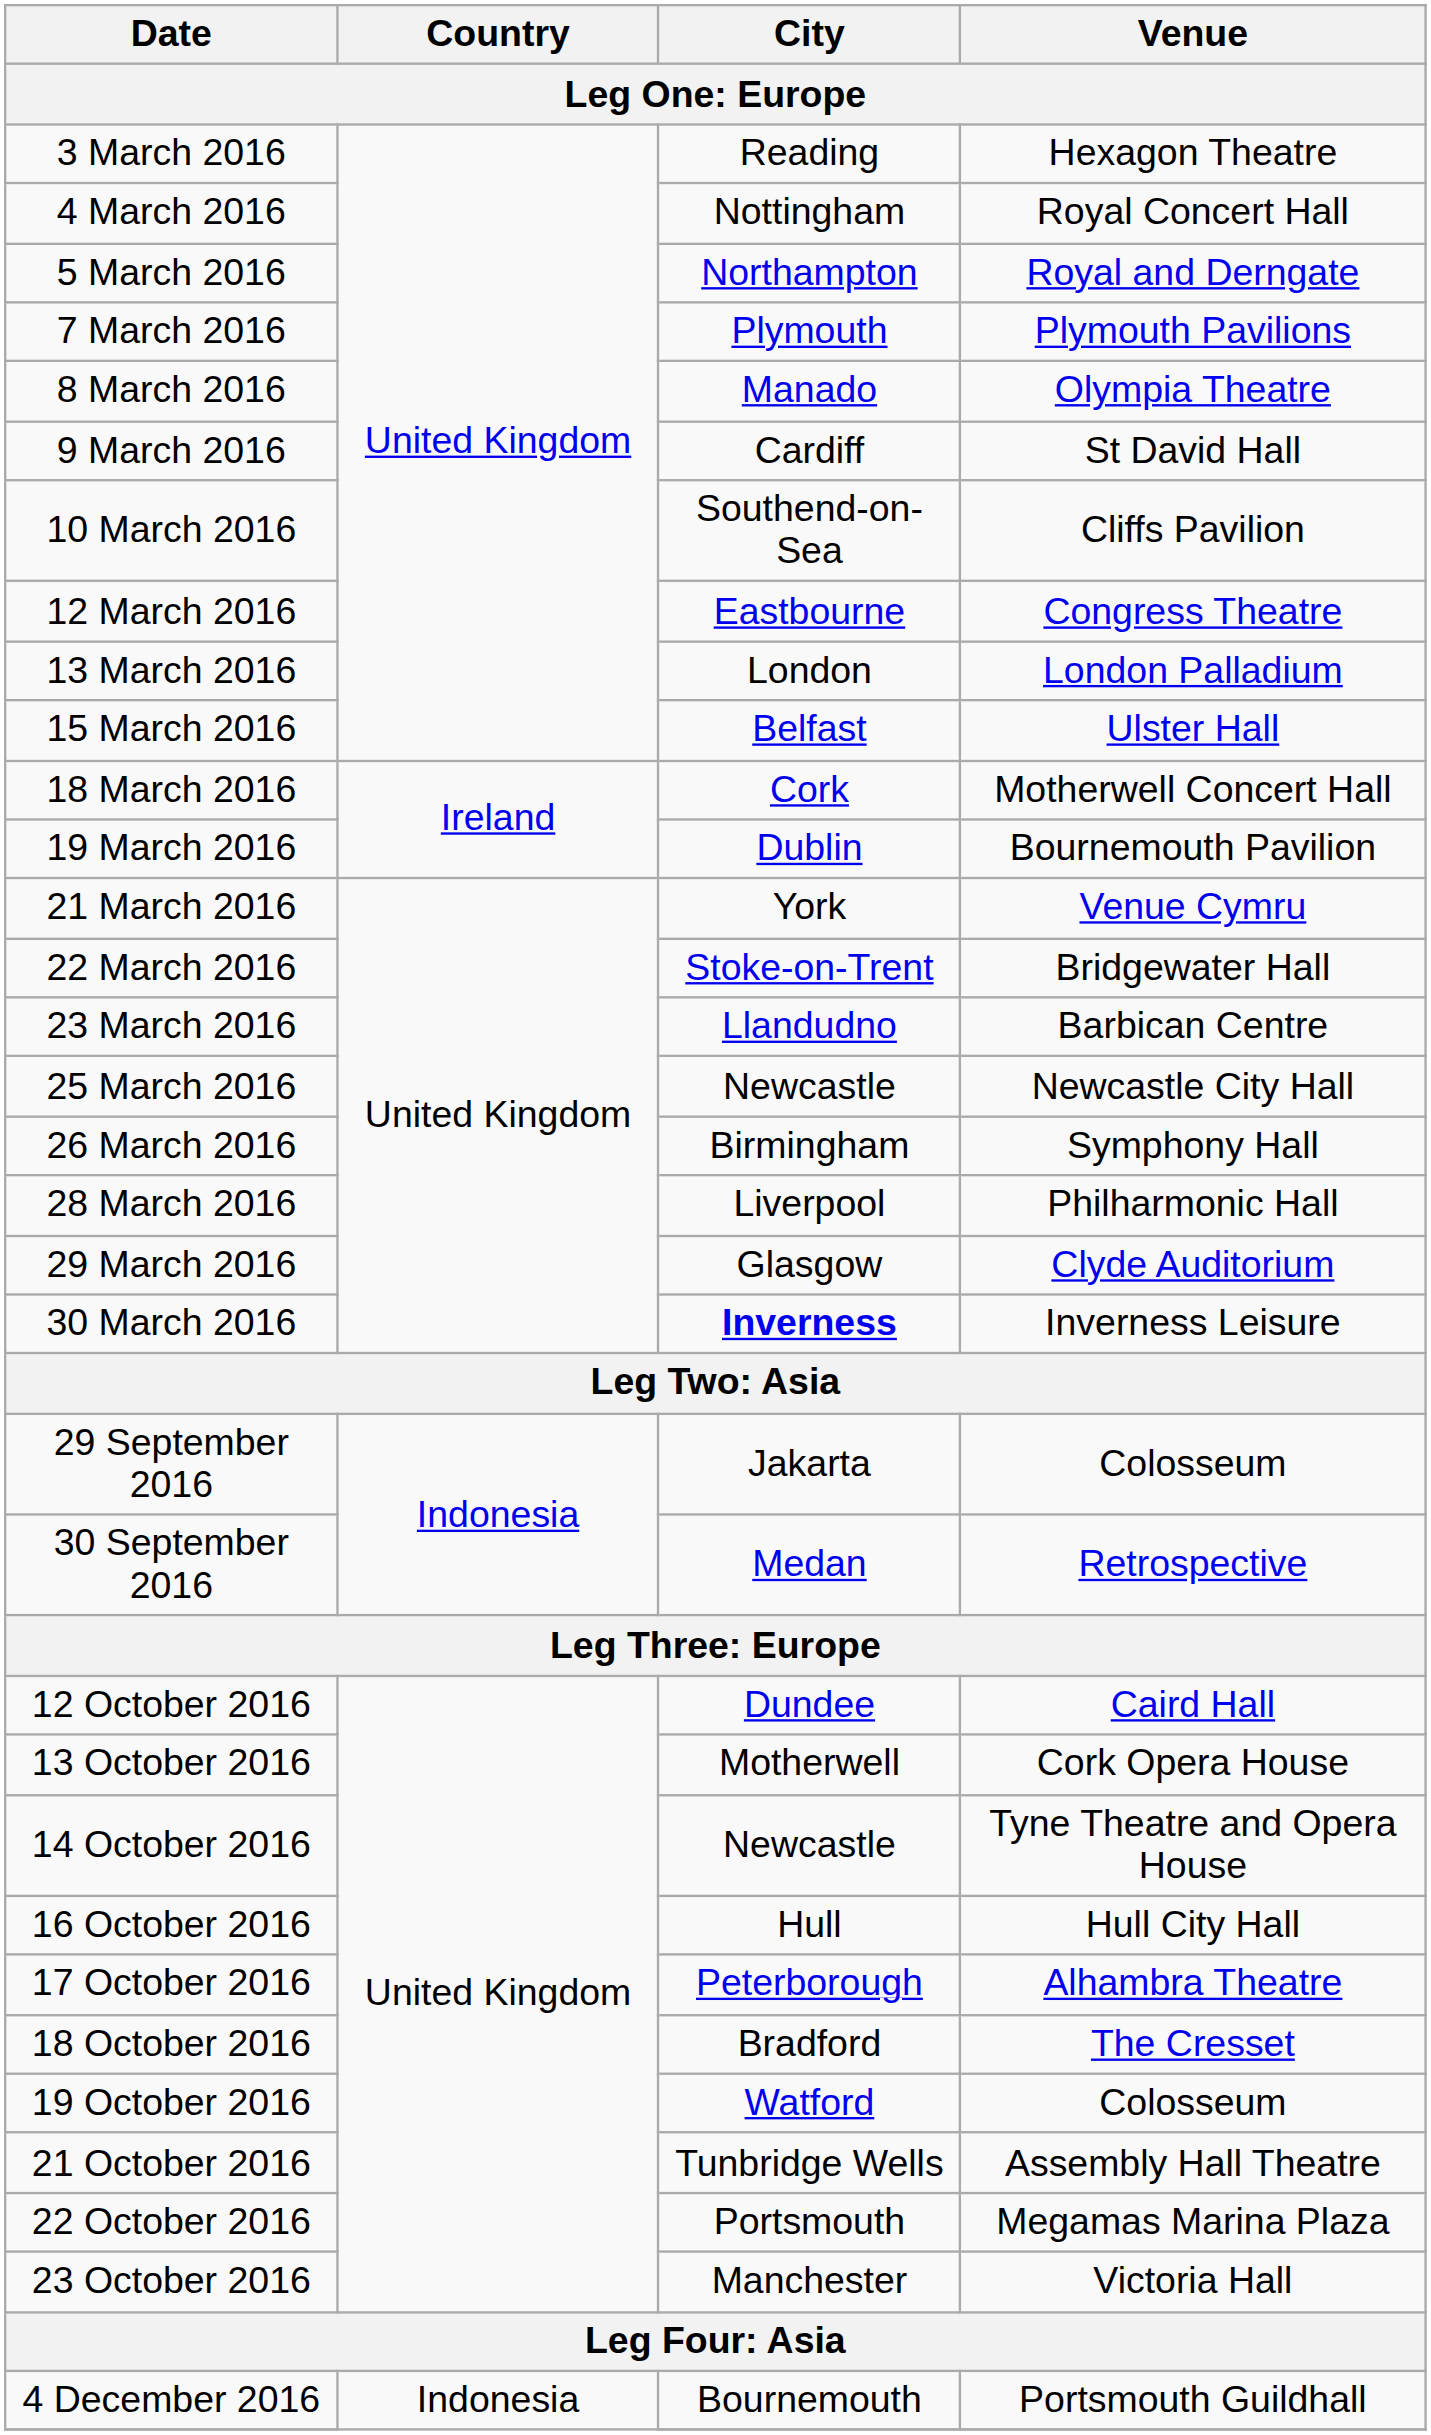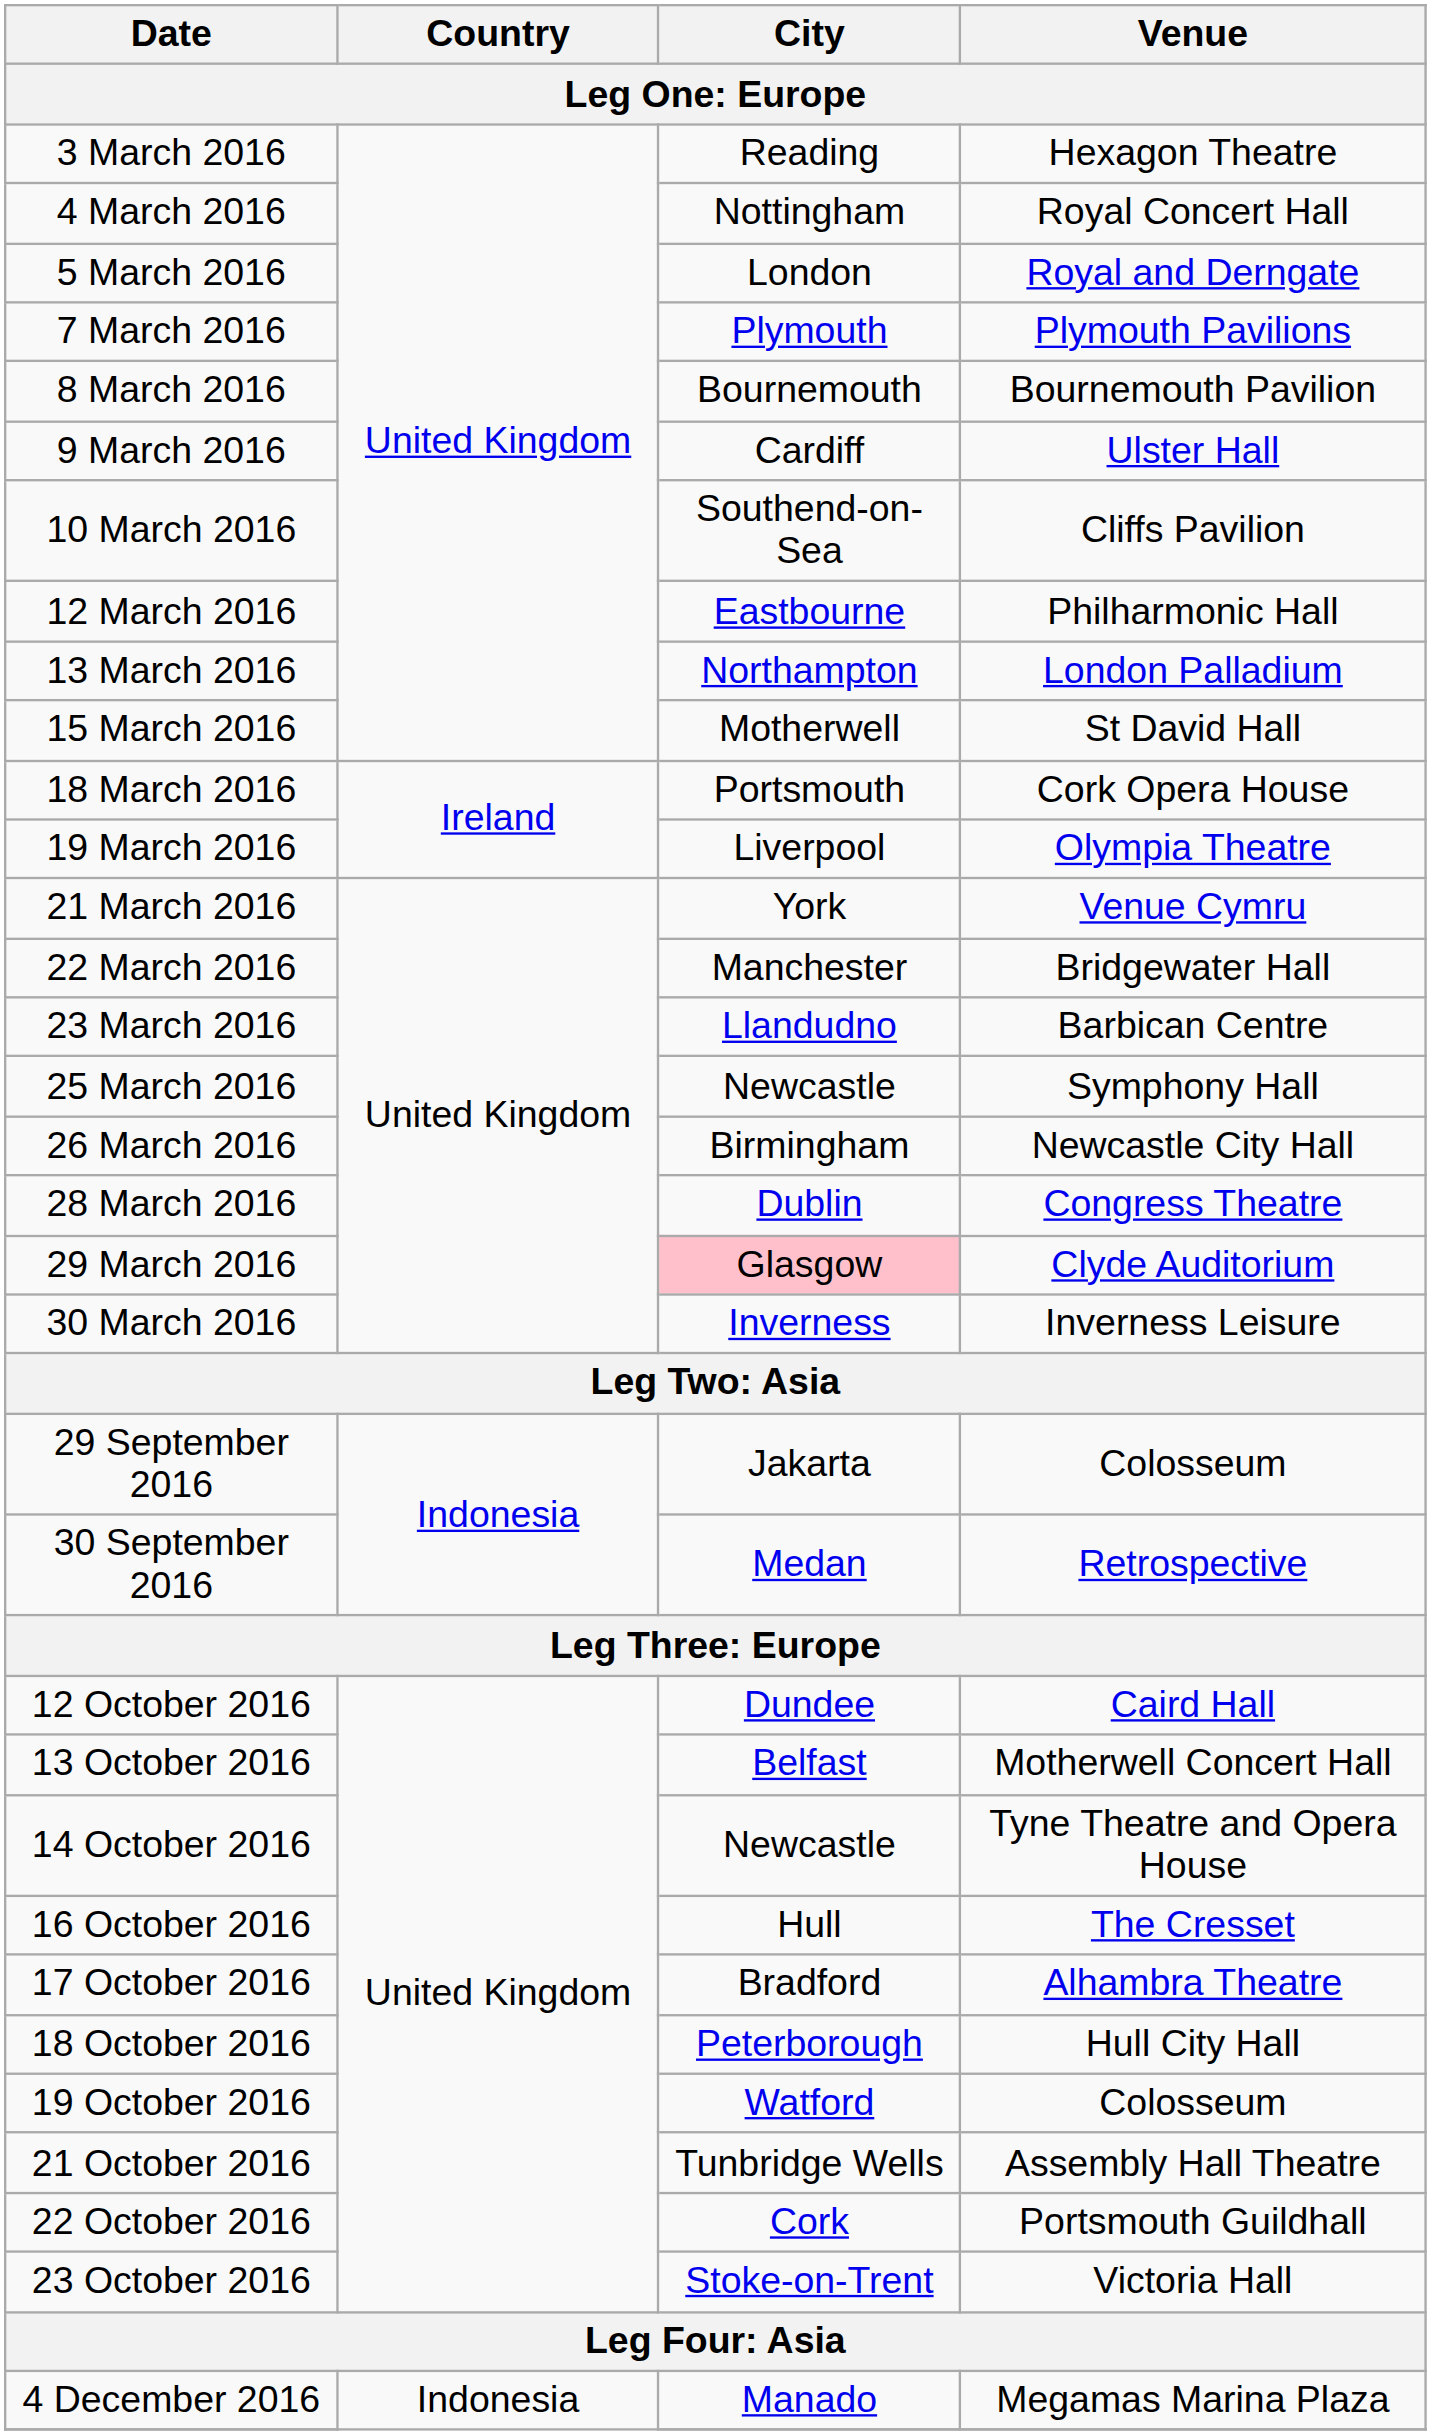(809, 271) Northampton -> (809, 271) London
(809, 390) Manado -> (809, 390) Bournemouth
(1193, 390) Olympia Theatre -> (1193, 390) Bournemouth Pavilion
(1193, 449) St David Hall -> (1193, 449) Ulster Hall
(1193, 610) Congress Theatre -> (1193, 610) Philharmonic Hall
(809, 670) London -> (809, 670) Northampton
(809, 729) Belfast -> (809, 729) Motherwell
(1193, 729) Ulster Hall -> (1193, 729) St David Hall
(809, 788) Cork -> (809, 788) Portsmouth
(1193, 788) Motherwell Concert Hall -> (1193, 788) Cork Opera House
(809, 848) Dublin -> (809, 848) Liverpool
(1193, 848) Bournemouth Pavilion -> (1193, 848) Olympia Theatre
(809, 966) Stoke-on-Trent -> (809, 966) Manchester
(1193, 1085) Newcastle City Hall -> (1193, 1085) Symphony Hall
(1193, 1145) Symphony Hall -> (1193, 1145) Newcastle City Hall
(809, 1204) Liverpool -> (809, 1204) Dublin
(1193, 1204) Philharmonic Hall -> (1193, 1204) Congress Theatre
(809, 1263) no background -> (809, 1263) pink background
(809, 1323) bold -> (809, 1323) normal
(809, 1763) Motherwell -> (809, 1763) Belfast
(1193, 1763) Cork Opera House -> (1193, 1763) Motherwell Concert Hall
(1193, 1924) Hull City Hall -> (1193, 1924) The Cresset
(809, 1983) Peterborough -> (809, 1983) Bradford
(809, 2043) Bradford -> (809, 2043) Peterborough
(1193, 2043) The Cresset -> (1193, 2043) Hull City Hall
(809, 2221) Portsmouth -> (809, 2221) Cork
(1193, 2221) Megamas Marina Plaza -> (1193, 2221) Portsmouth Guildhall
(809, 2280) Manchester -> (809, 2280) Stoke-on-Trent
(809, 2399) Bournemouth -> (809, 2399) Manado
(1193, 2399) Portsmouth Guildhall -> (1193, 2399) Megamas Marina Plaza
